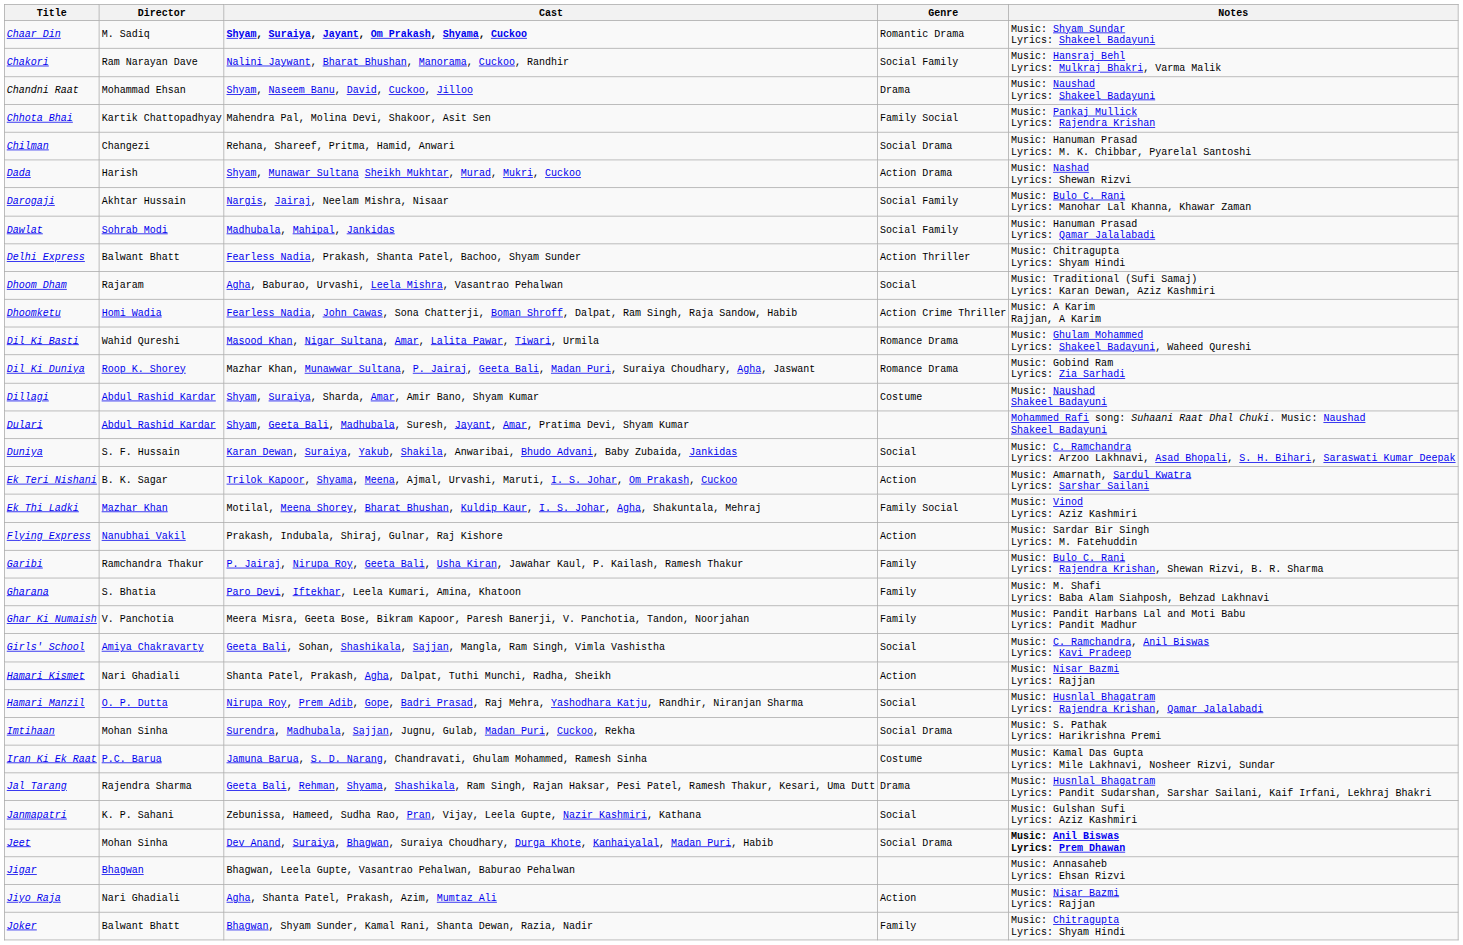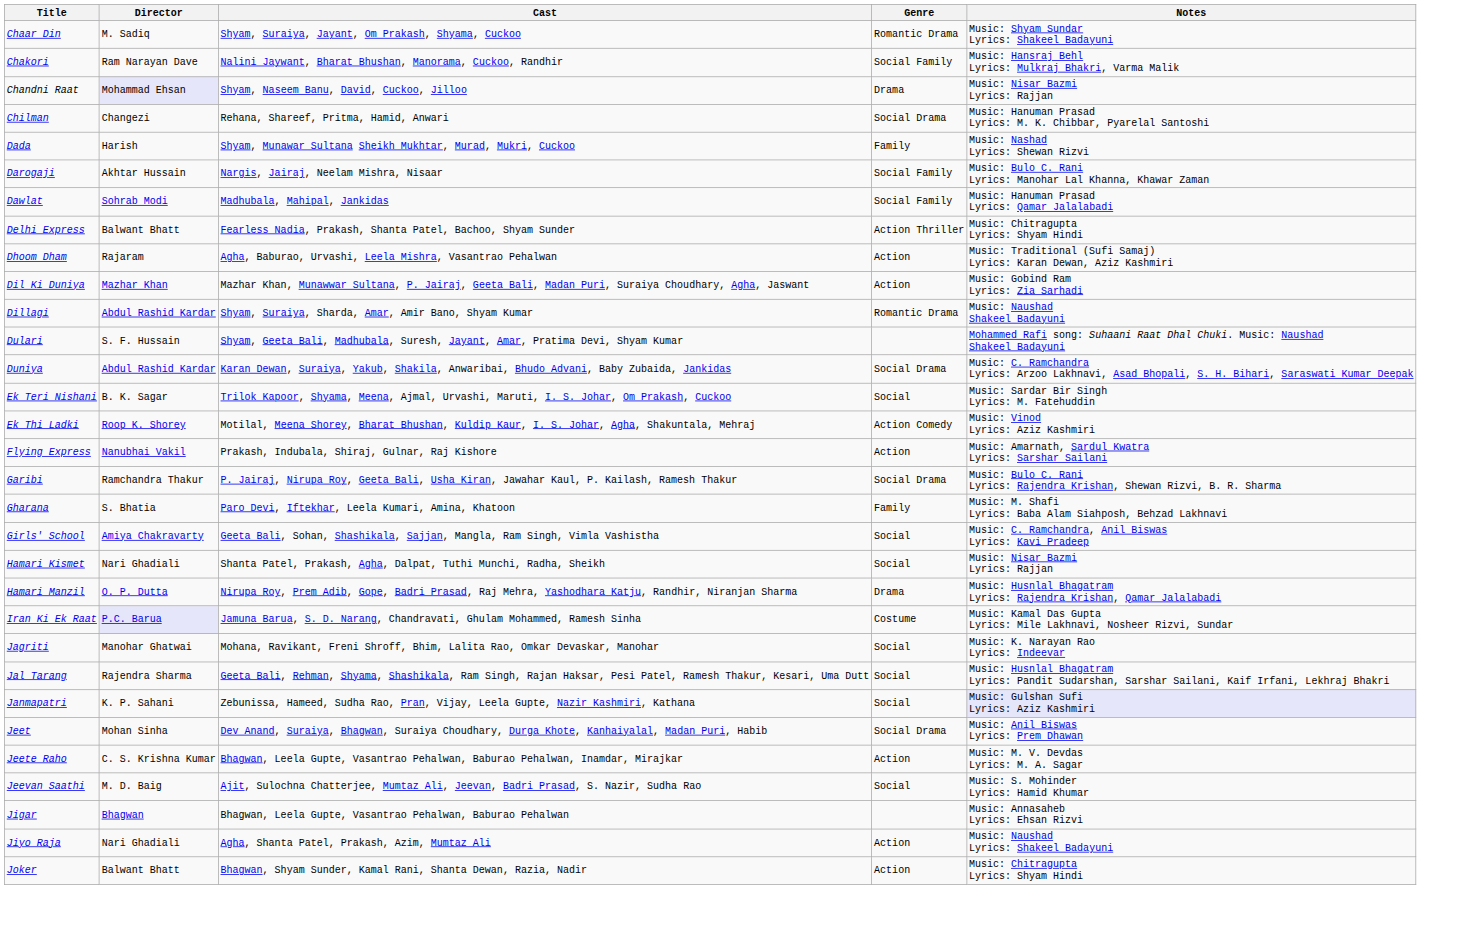(377, 35) bold -> (371, 35) normal
(144, 90) no background -> (144, 90) lavender background
(1083, 90) Music: Naushad Lyrics: Shakeel Badayuni -> (1023, 90) Music: Nisar Bazmi Lyrics: Rajjan
- row: (40, 118)
(916, 174) Action Drama -> (892, 146) Family
(898, 285) Social -> (892, 258) Action
- row: (34, 313)
- row: (43, 341)
(144, 369) Roop K. Shorey -> (135, 285) Mazhar Khan
(919, 369) Romance Drama -> (892, 285) Action
(901, 397) Costume -> (916, 313) Romantic Drama
(159, 425) Abdul Rashid Kardar -> (141, 341) S. F. Hussain
(141, 453) S. F. Hussain -> (159, 369) Abdul Rashid Kardar
(898, 453) Social -> (910, 369) Social Drama
(898, 480) Action -> (892, 397) Social
(1101, 480) Music: Amarnath, Sardul Kwatra Lyrics: Sarshar Sailani -> (1038, 397) Music: Sardar Bir Singh Lyrics: M. Fatehuddin
(135, 508) Mazhar Khan -> (144, 425) Roop K. Shorey
(919, 508) Family Social -> (913, 425) Action Comedy
(1080, 536) Music: Sardar Bir Singh Lyrics: M. Fatehuddin -> (1059, 453) Music: Amarnath, Sardul Kwatra Lyrics: Sarshar Sailani
(898, 564) Family -> (910, 480) Social Drama
- row: (52, 620)
(898, 676) Action -> (892, 564) Social
(898, 703) Social -> (889, 592) Drama
- row: (31, 731)
(132, 759) no background -> (132, 620) lavender background
+ row: (28, 648)
(895, 787) Drama -> (892, 676) Social
(1074, 815) no background -> (1032, 703) lavender background
(1068, 843) bold -> (1026, 731) normal
+ row: (37, 759)
+ row: (46, 787)
(1065, 898) Music: Nisar Bazmi Lyrics: Rajjan -> (1041, 843) Music: Naushad Lyrics: Shakeel Badayuni
(898, 926) Family -> (892, 871) Action
